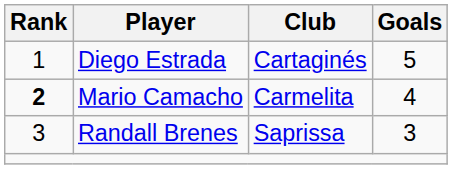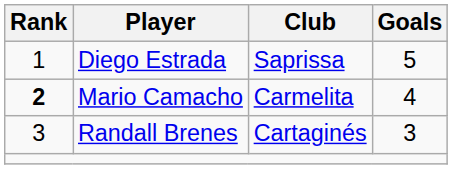(310, 60) Cartaginés -> (299, 60) Saprissa
(299, 134) Saprissa -> (310, 134) Cartaginés
